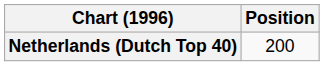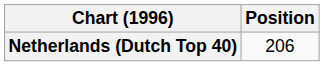(280, 46) 200 -> (280, 46) 206
